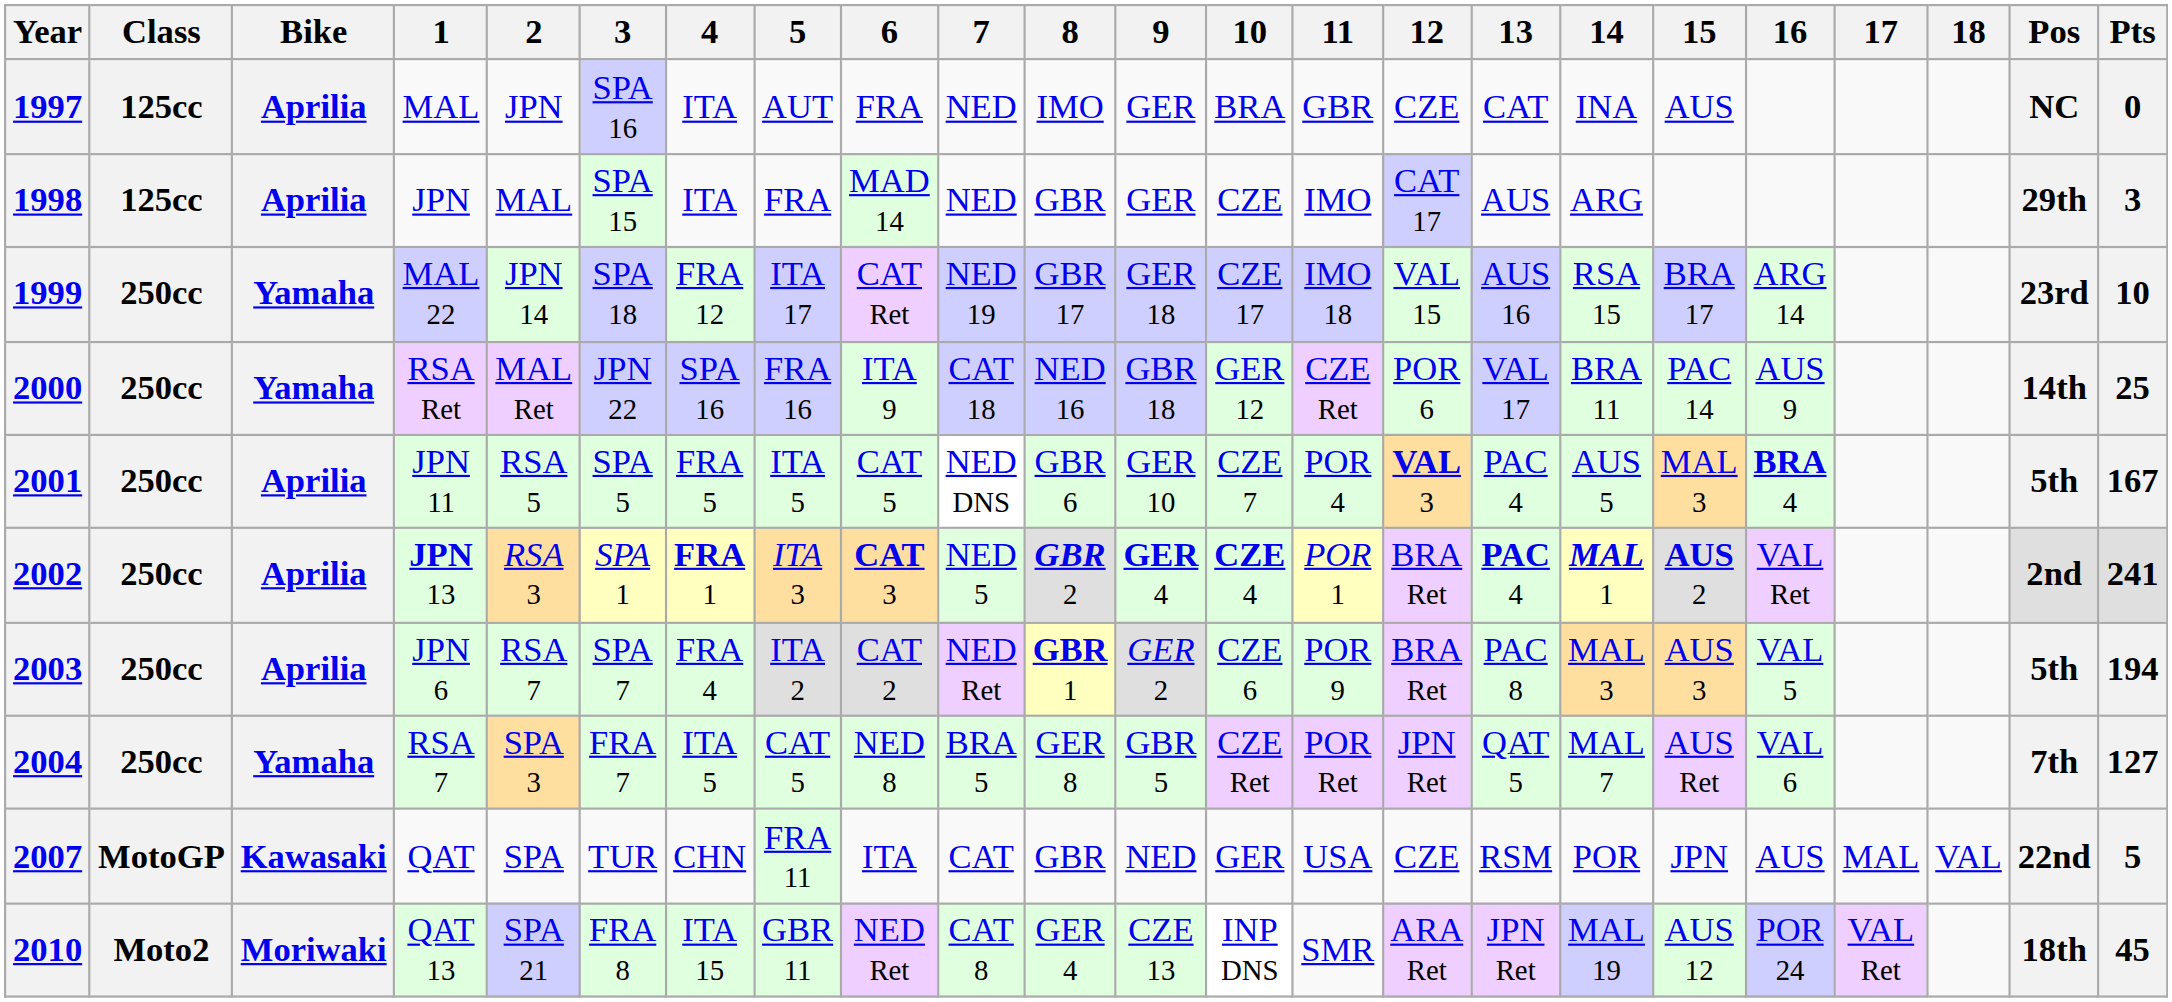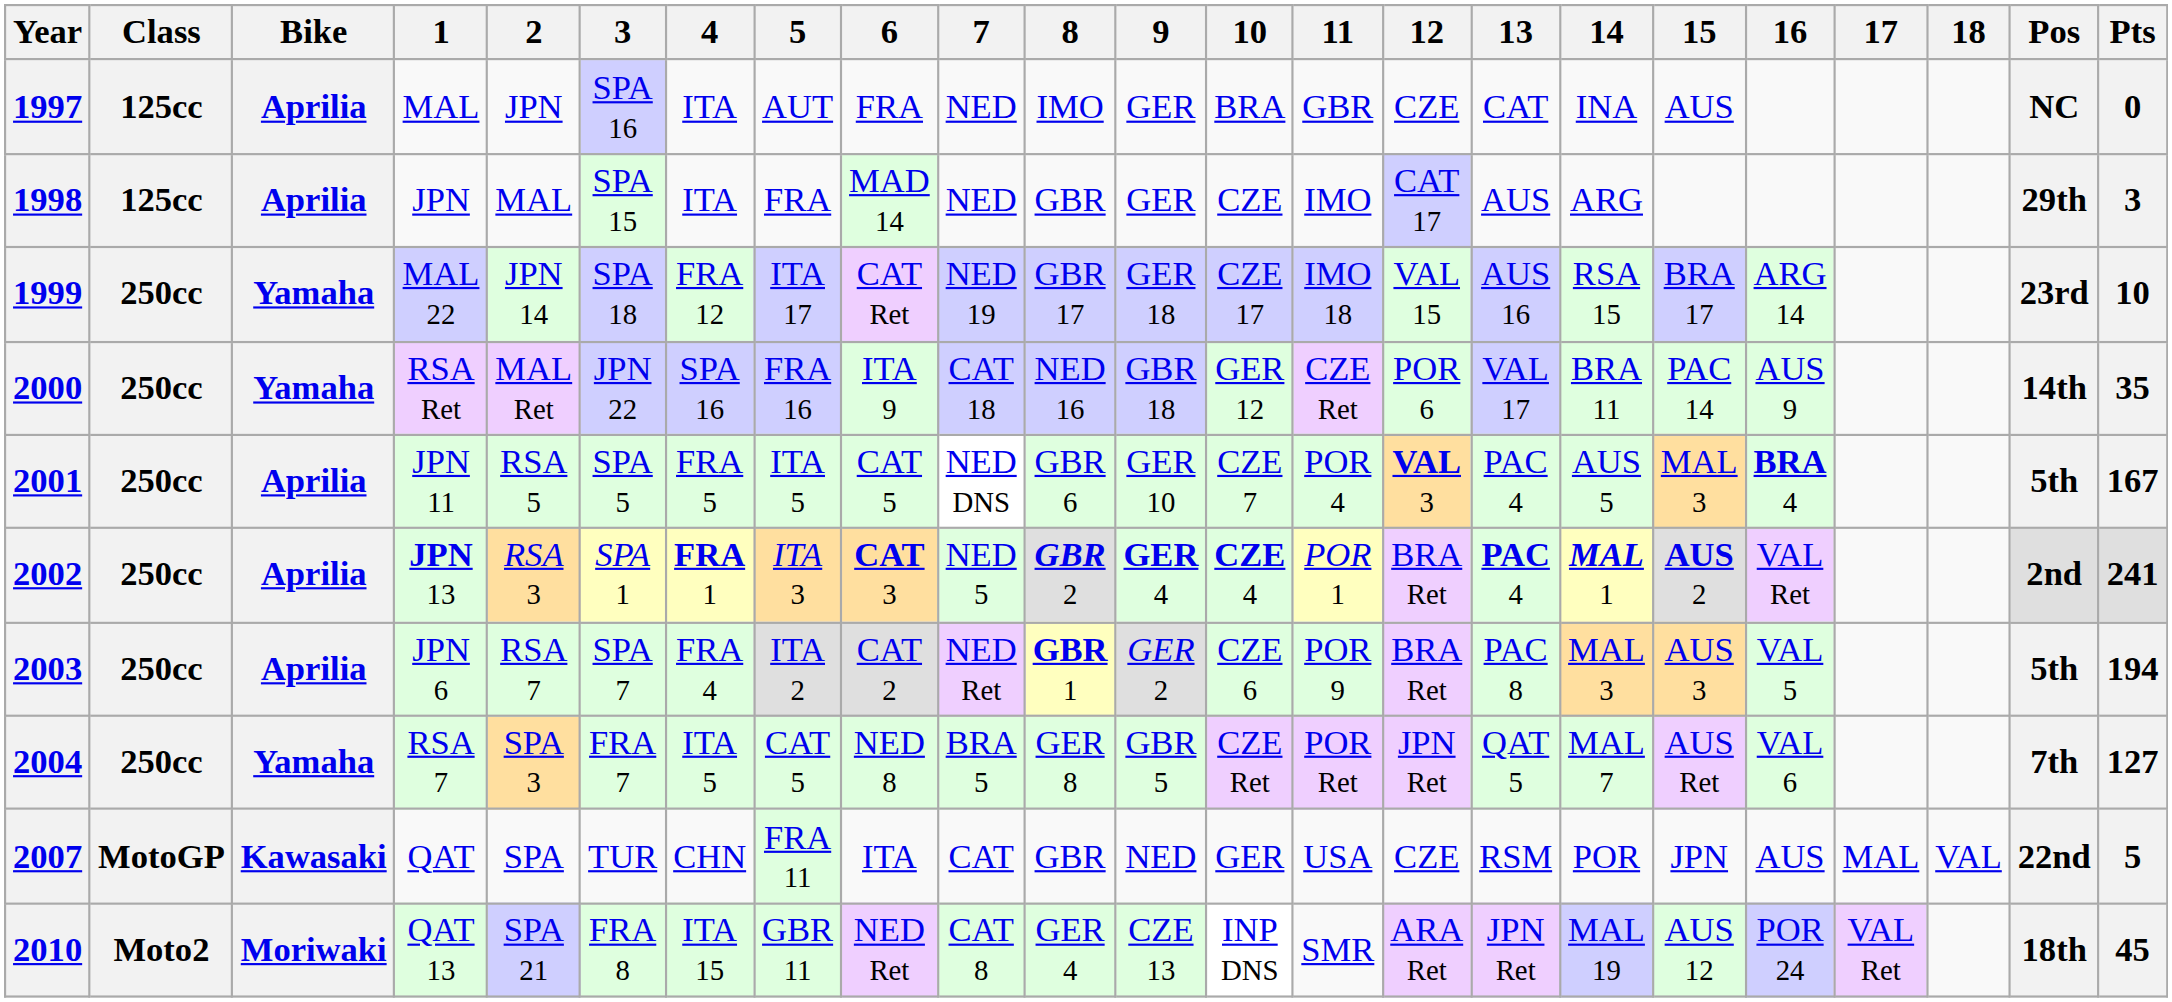(2133, 387) 25 -> (2133, 387) 35
